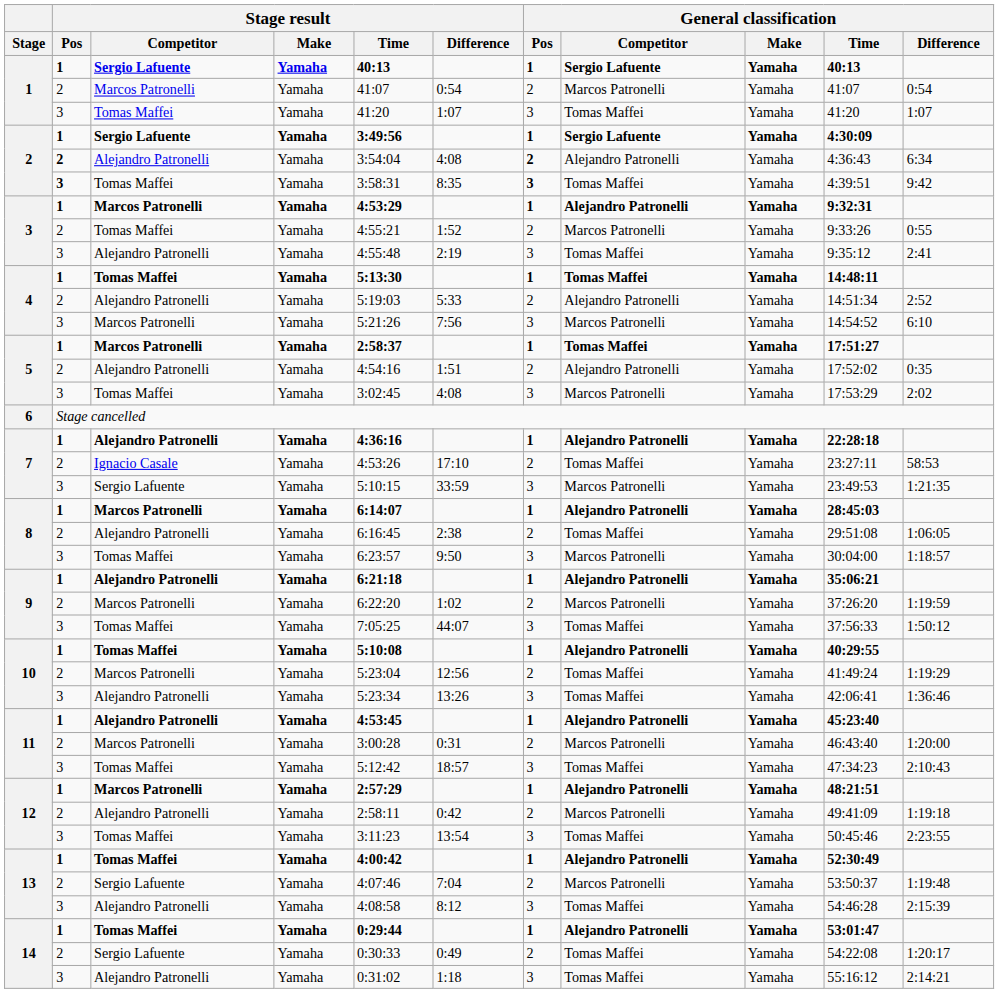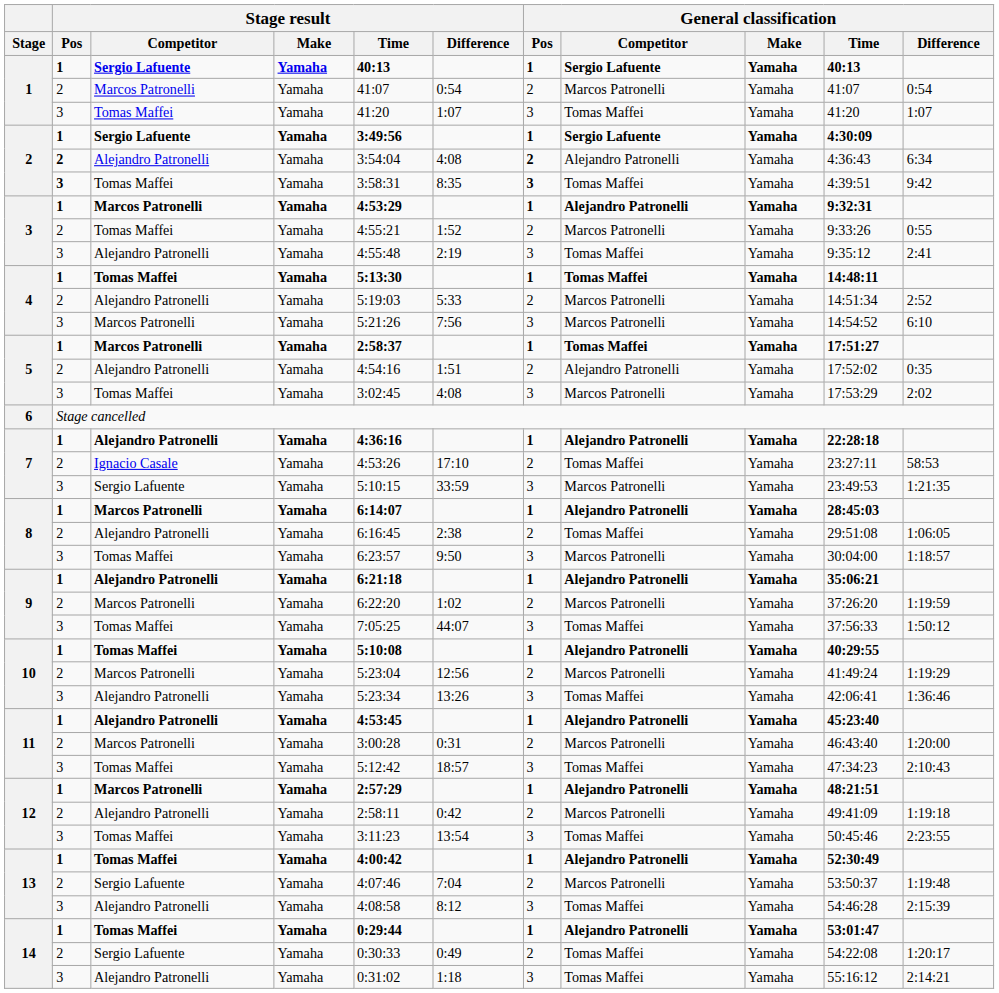(622, 299) Alejandro Patronelli -> (615, 299) Marcos Patronelli
(604, 673) Tomas Maffei -> (615, 673) Marcos Patronelli
